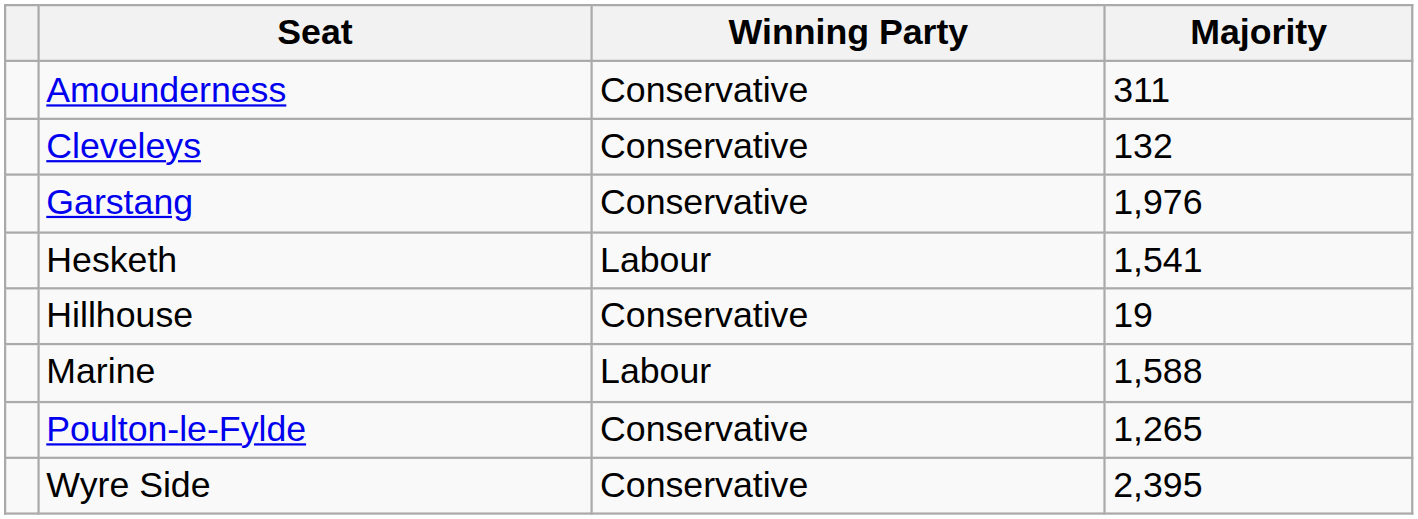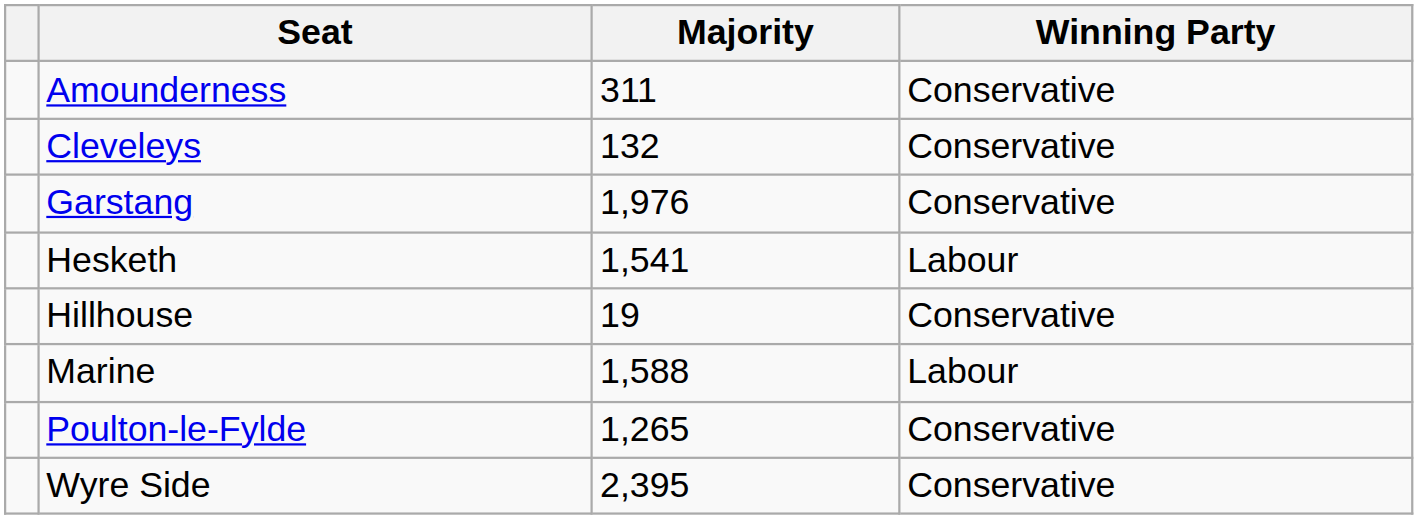columns swapped: (848, 32) <-> (1259, 32)
